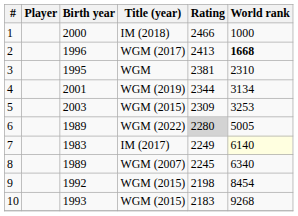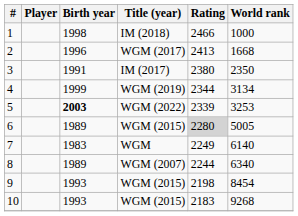(75, 32) 2000 -> (75, 32) 1998
(242, 51) bold -> (242, 51) normal
(75, 70) 1995 -> (75, 70) 1991
(136, 70) WGM -> (145, 70) IM (2017)
(203, 70) 2381 -> (203, 70) 2380
(242, 70) 2310 -> (242, 70) 2350
(75, 88) 2001 -> (75, 88) 1999
(75, 107) normal -> (75, 107) bold
(153, 107) WGM (2015) -> (153, 107) WGM (2022)
(203, 107) 2309 -> (203, 107) 2339
(153, 126) WGM (2022) -> (153, 126) WGM (2015)
(145, 145) IM (2017) -> (136, 145) WGM
(242, 145) lightyellow background -> (242, 145) no background
(203, 164) 2245 -> (203, 164) 2244
(75, 182) 1992 -> (75, 182) 1993
